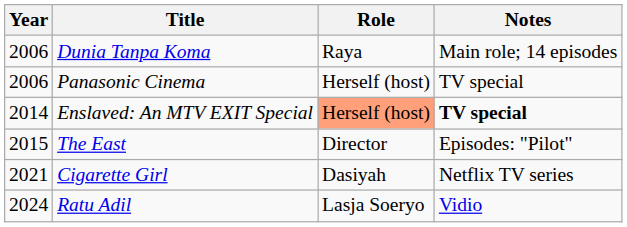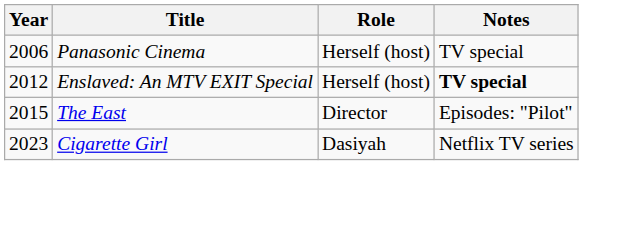- row: (134, 50)
(29, 112) 2014 -> (29, 81) 2012
(376, 112) lightsalmon background -> (376, 81) no background
(29, 174) 2021 -> (29, 143) 2023
- row: (94, 205)
